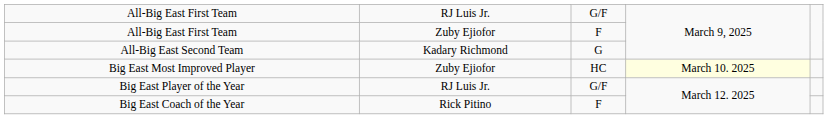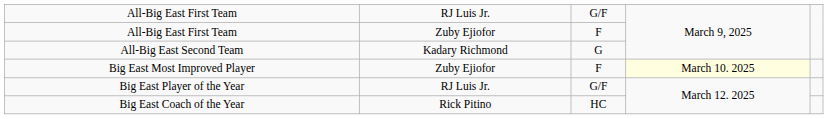(598, 68) HC -> (598, 68) F
(598, 104) F -> (598, 104) HC
